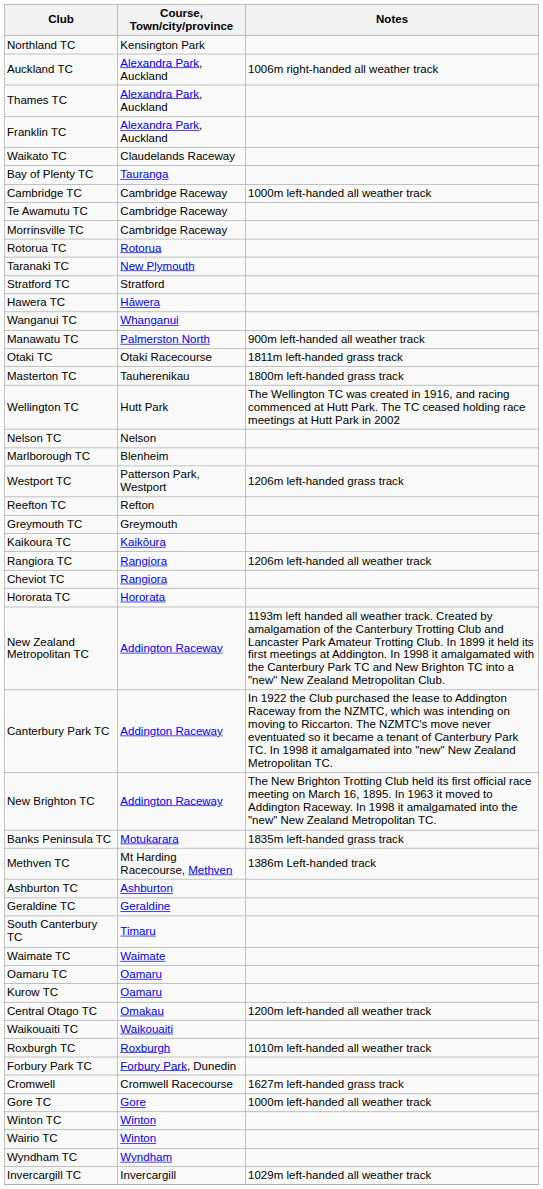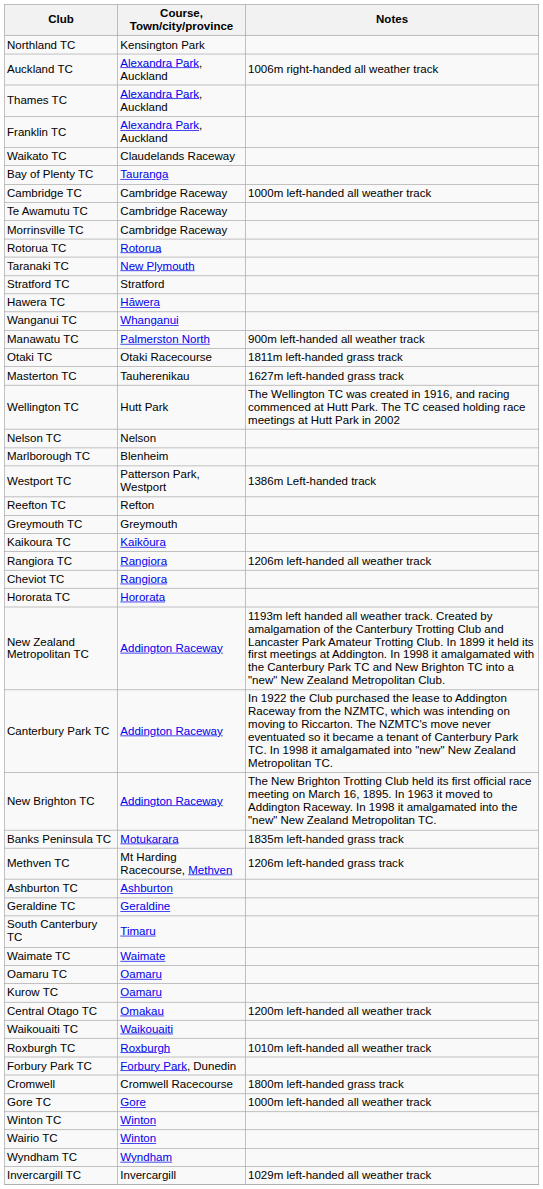(326, 376) 1800m left-handed grass track -> (326, 376) 1627m left-handed grass track
(326, 481) 1206m left-handed grass track -> (312, 481) 1386m Left-handed track
(312, 863) 1386m Left-handed track -> (326, 863) 1206m left-handed grass track
(326, 1084) 1627m left-handed grass track -> (326, 1084) 1800m left-handed grass track
